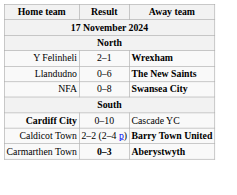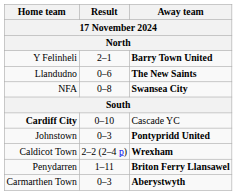(152, 58) Wrexham -> (172, 58) Barry Town United
+ row: (56, 136)
(172, 136) Barry Town United -> (152, 151) Wrexham
+ row: (55, 167)
(104, 151) bold -> (104, 182) normal
